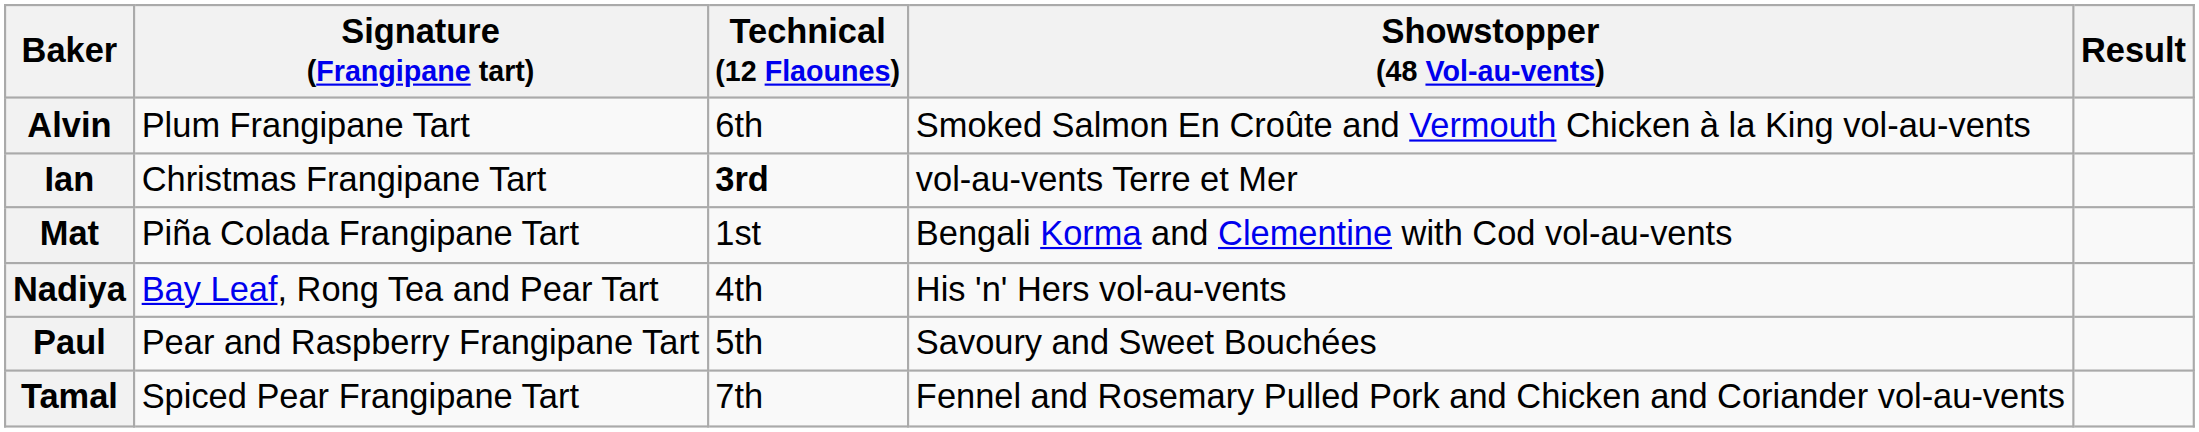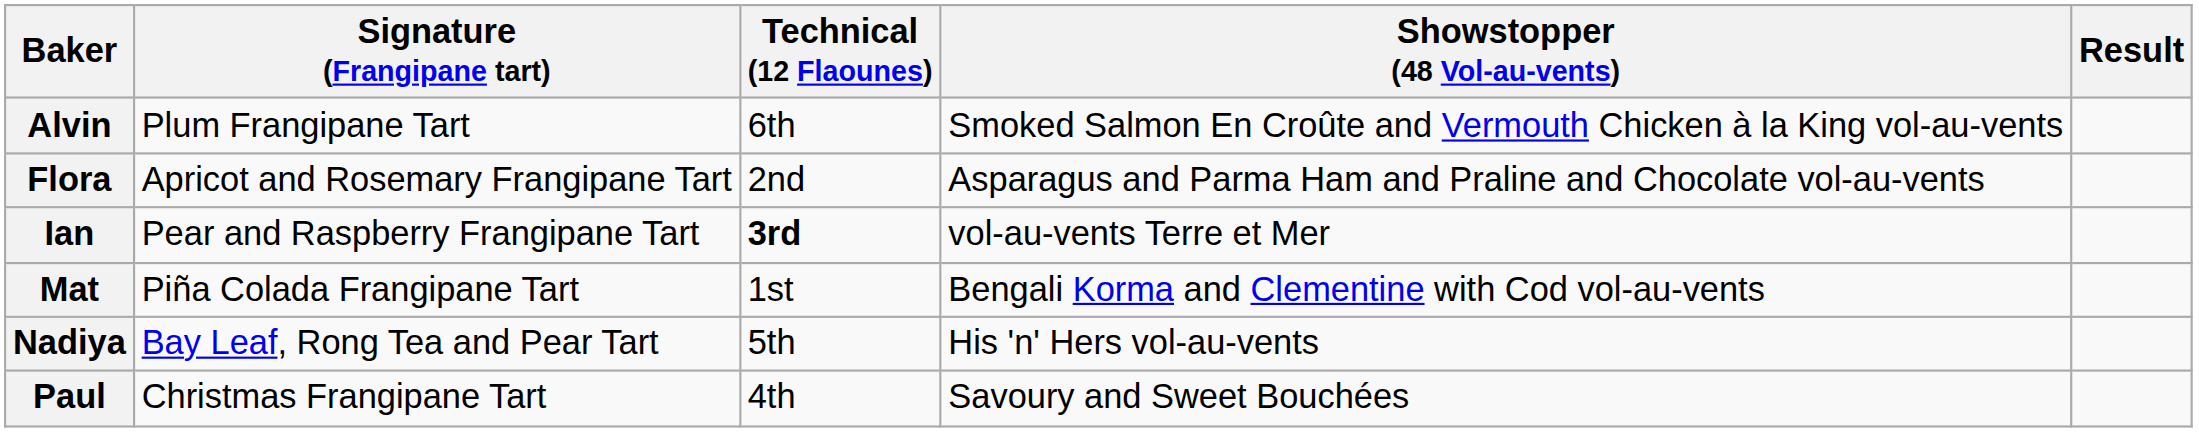+ row: (69, 179)
(344, 179) Christmas Frangipane Tart -> (421, 234) Pear and Raspberry Frangipane Tart
(739, 288) 4th -> (772, 343) 5th
(421, 343) Pear and Raspberry Frangipane Tart -> (344, 397) Christmas Frangipane Tart
(739, 343) 5th -> (772, 397) 4th
- row: (69, 397)
